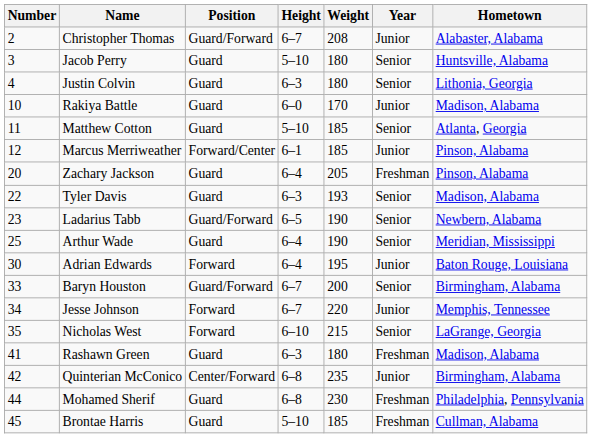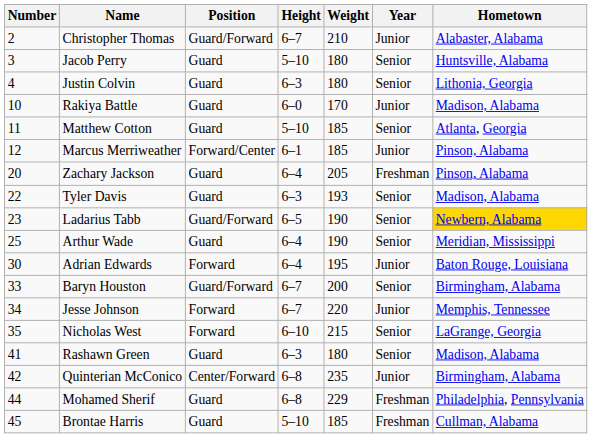(338, 38) 208 -> (338, 38) 210
(488, 218) no background -> (488, 218) gold background
(402, 354) Freshman -> (393, 354) Senior
(338, 399) 230 -> (338, 399) 229
